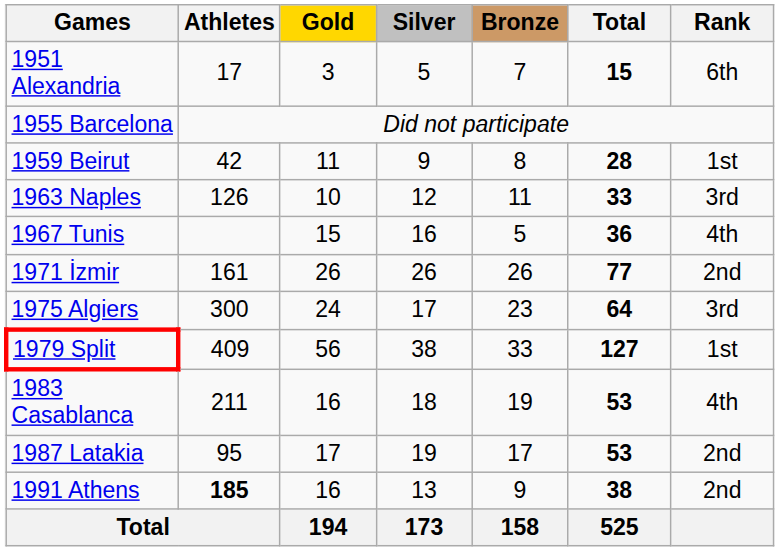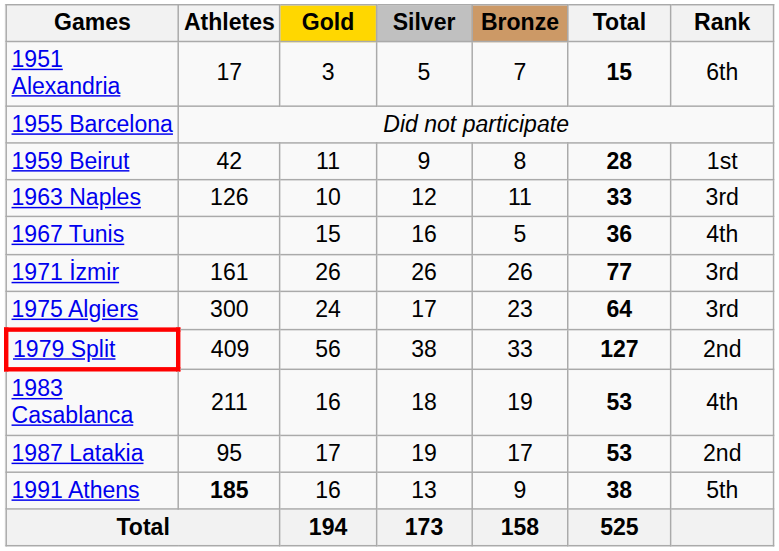(722, 271) 2nd -> (722, 271) 3rd
(722, 349) 1st -> (722, 349) 2nd
(722, 489) 2nd -> (722, 489) 5th
